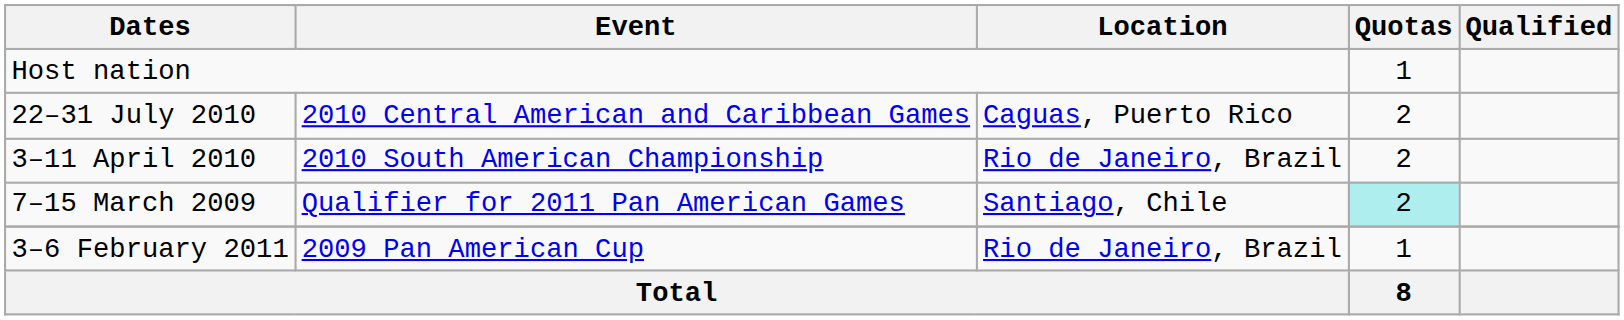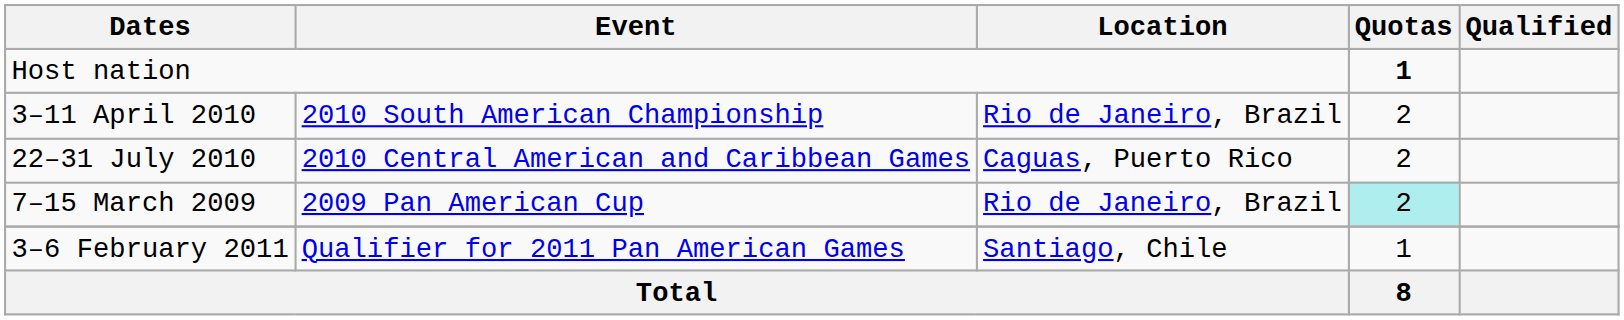(1404, 71) normal -> (1404, 71) bold
rows swapped: (134, 160) <-> (134, 116)
(603, 204) Qualifier for 2011 Pan American Games -> (473, 204) 2009 Pan American Cup
(1105, 204) Santiago, Chile -> (1162, 204) Rio de Janeiro, Brazil
(473, 249) 2009 Pan American Cup -> (603, 249) Qualifier for 2011 Pan American Games
(1162, 249) Rio de Janeiro, Brazil -> (1105, 249) Santiago, Chile
